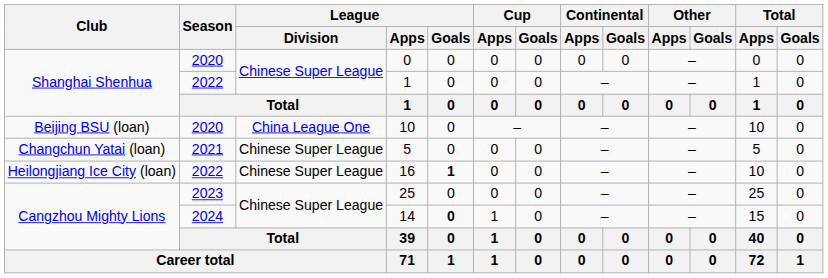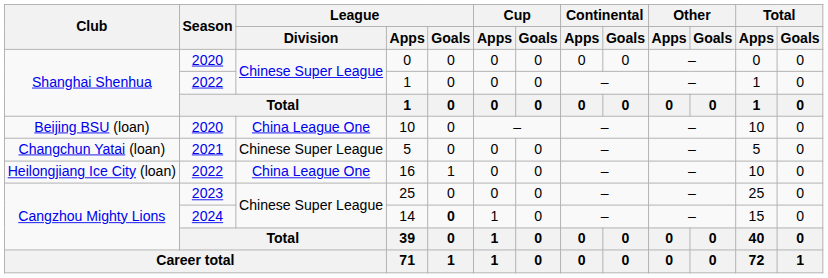(311, 171) Chinese Super League -> (311, 171) China League One
(451, 171) bold -> (451, 171) normal
